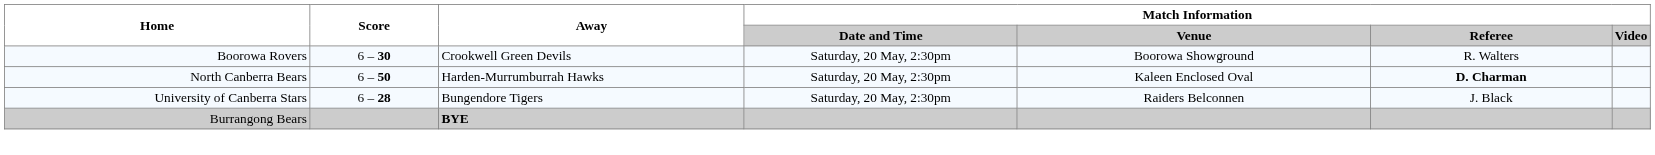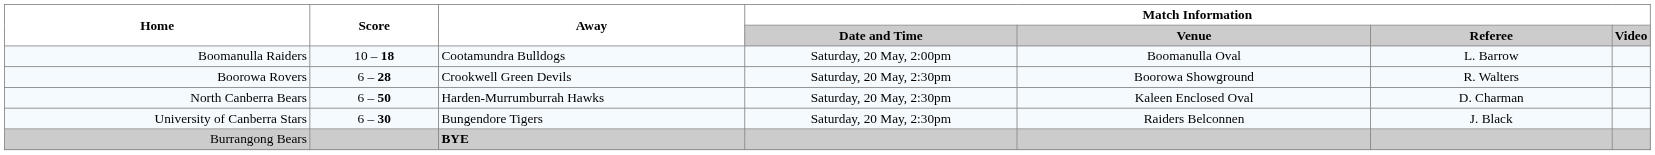+ row: (252, 56)
(374, 56) 6 – 30 -> (374, 77) 6 – 28
(1491, 77) bold -> (1491, 97) normal
(374, 97) 6 – 28 -> (374, 118) 6 – 30
